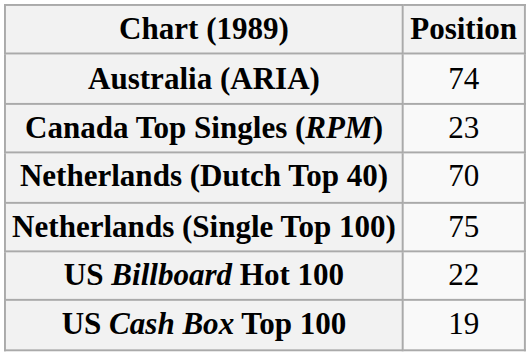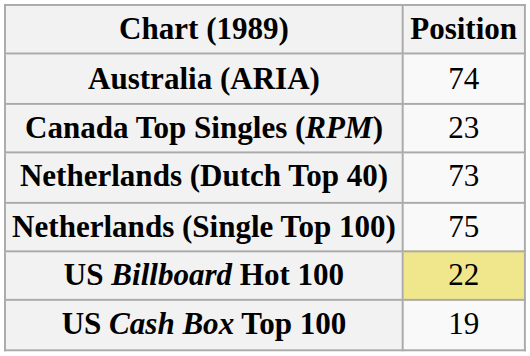(464, 176) 70 -> (464, 176) 73
(464, 275) no background -> (464, 275) khaki background
